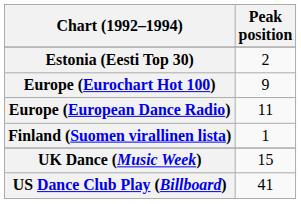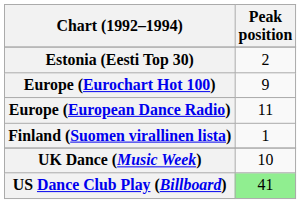(265, 160) 15 -> (265, 160) 10
(265, 185) no background -> (265, 185) lightgreen background
